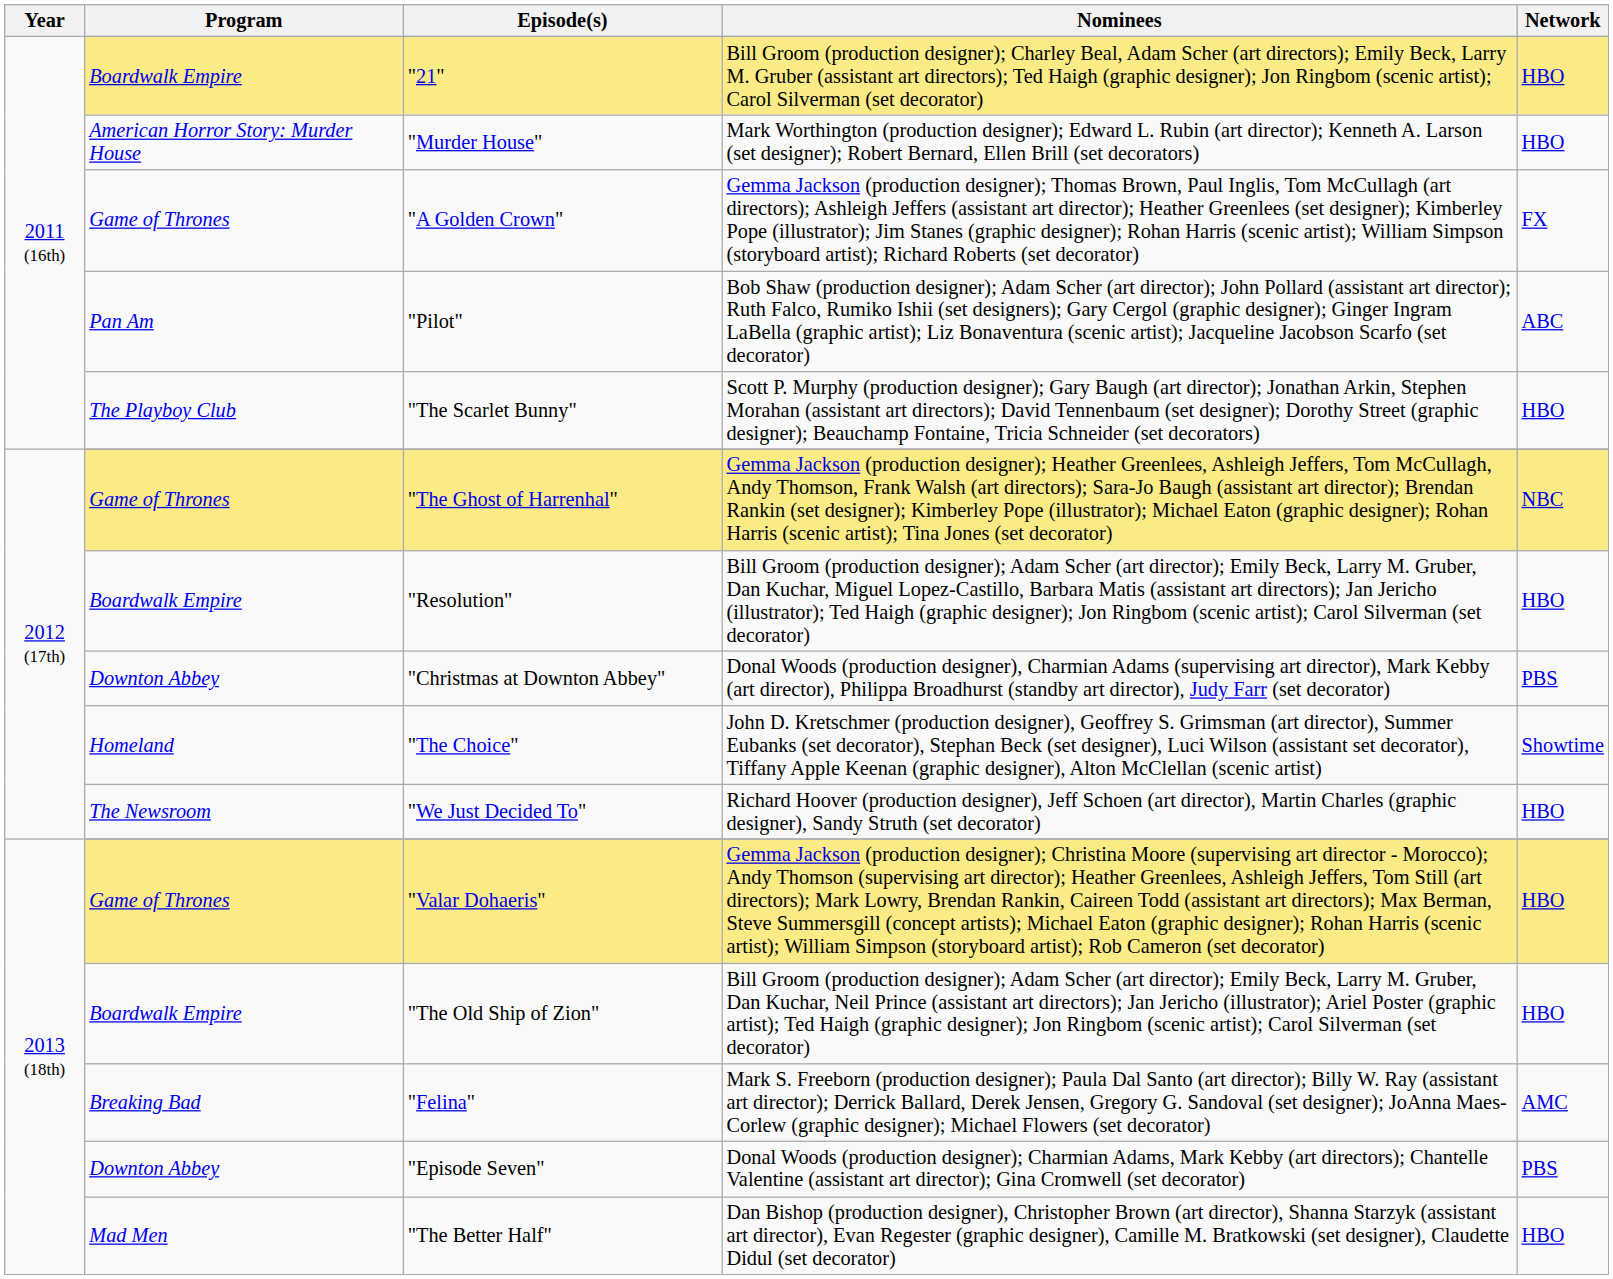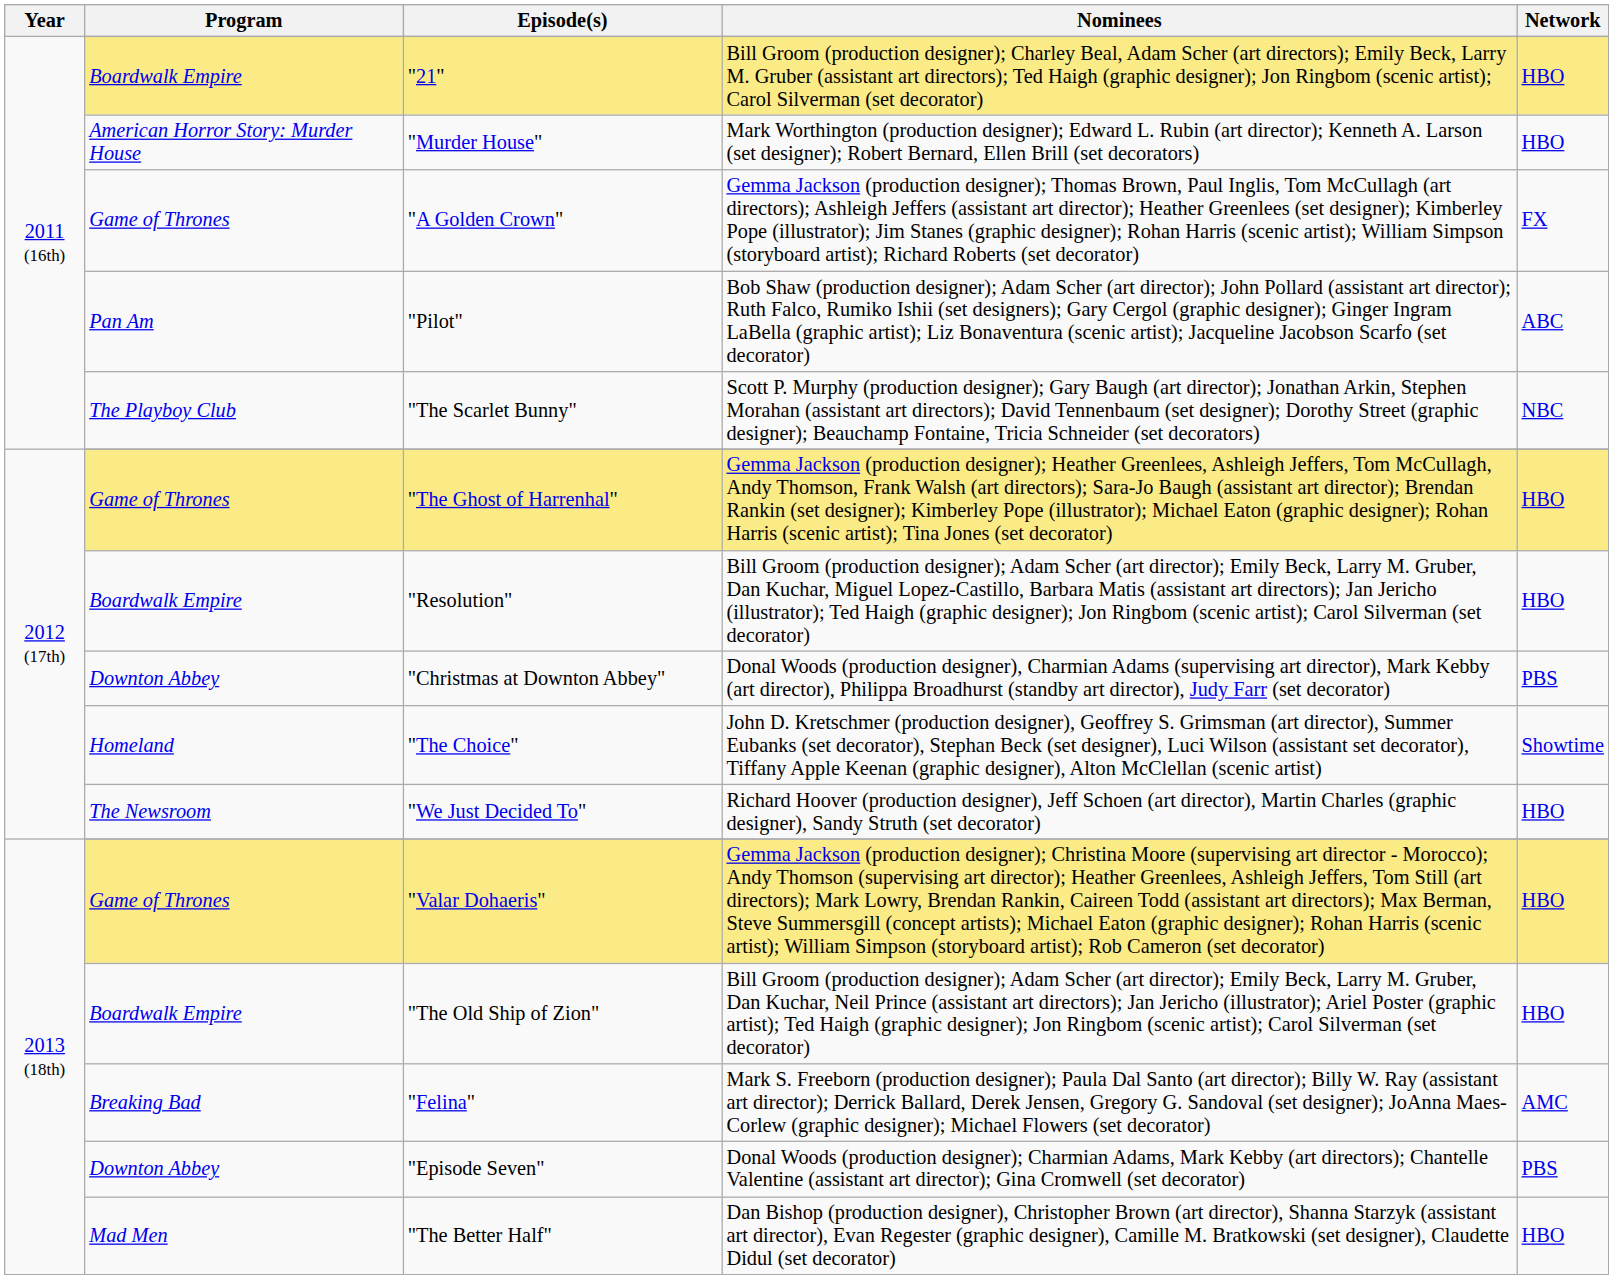(1543, 410) HBO -> (1542, 410) NBC
(1542, 499) NBC -> (1543, 499) HBO
